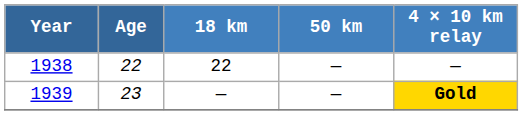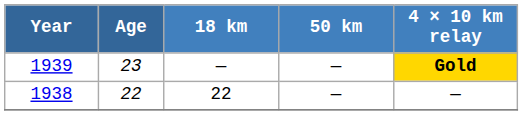rows swapped: (52, 67) <-> (52, 96)
